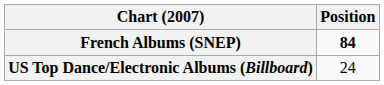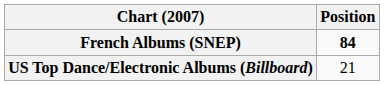(348, 67) 24 -> (348, 67) 21
